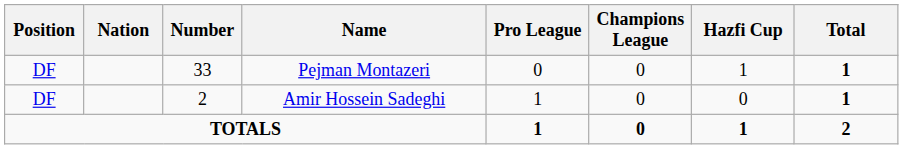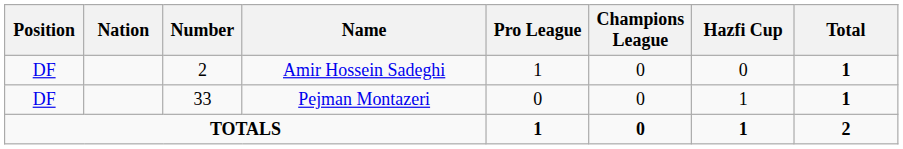rows swapped: (364, 99) <-> (364, 70)
